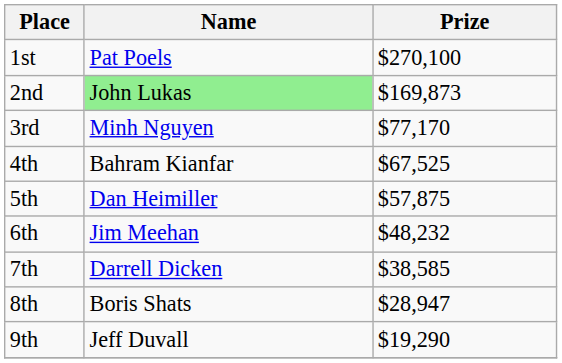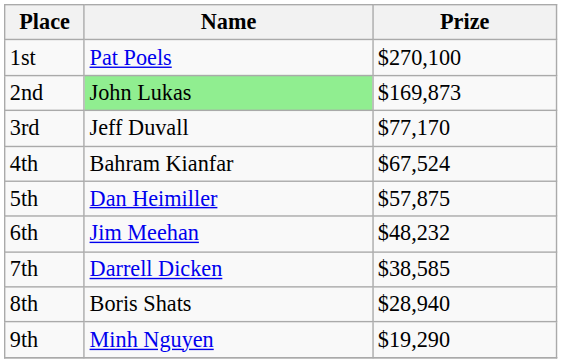(152, 127) Minh Nguyen -> (139, 127) Jeff Duvall
(414, 163) $67,525 -> (414, 163) $67,524
(414, 304) $28,947 -> (414, 304) $28,940
(139, 339) Jeff Duvall -> (152, 339) Minh Nguyen
